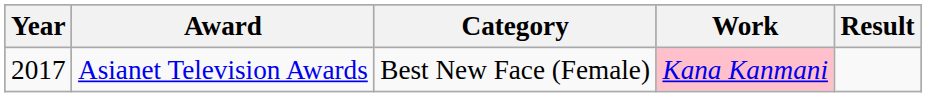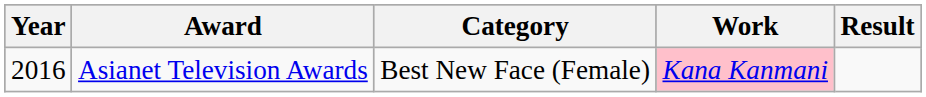(38, 69) 2017 -> (38, 69) 2016
